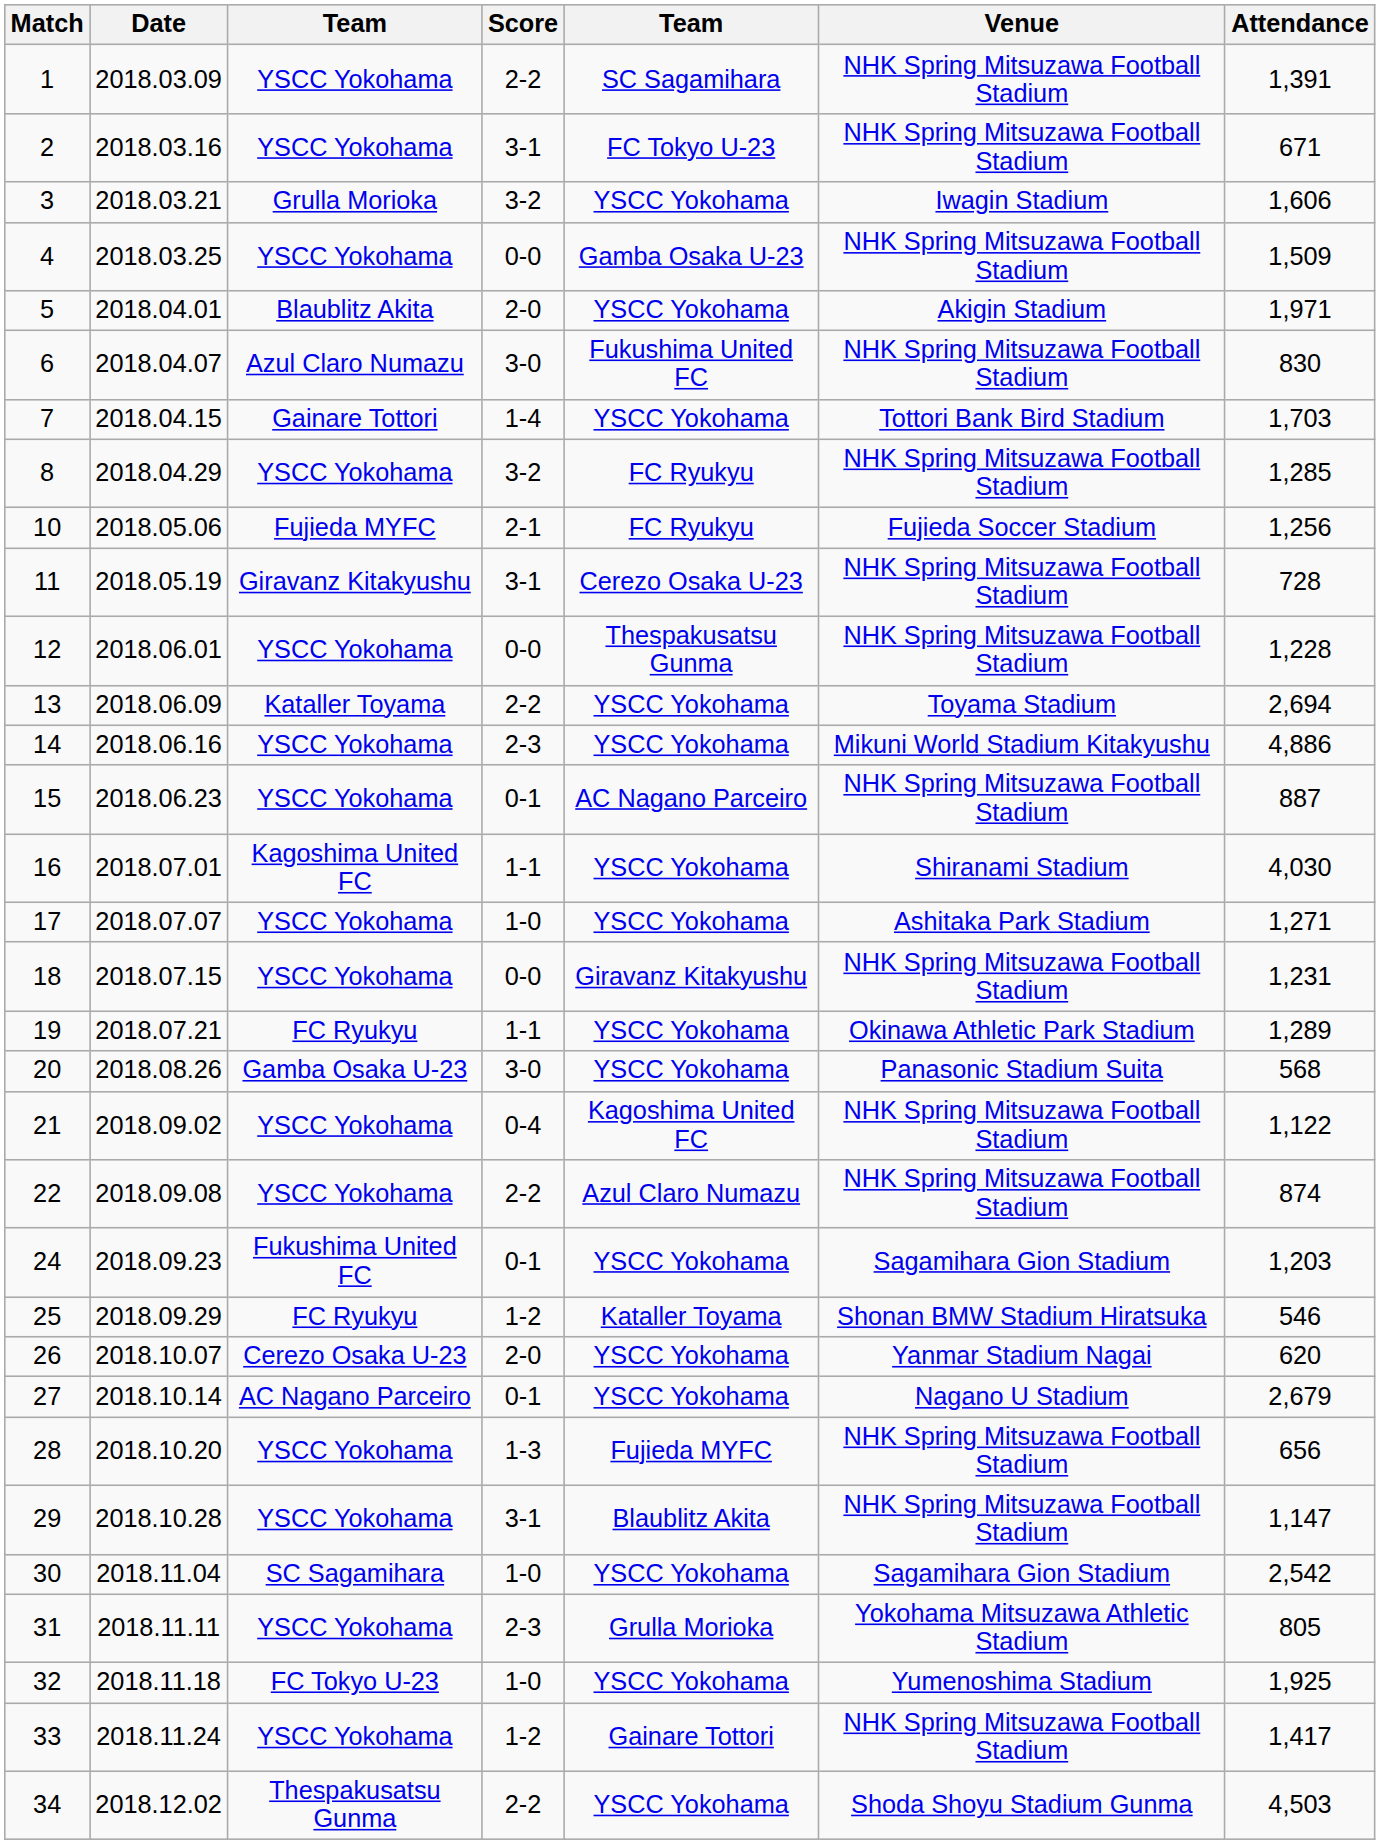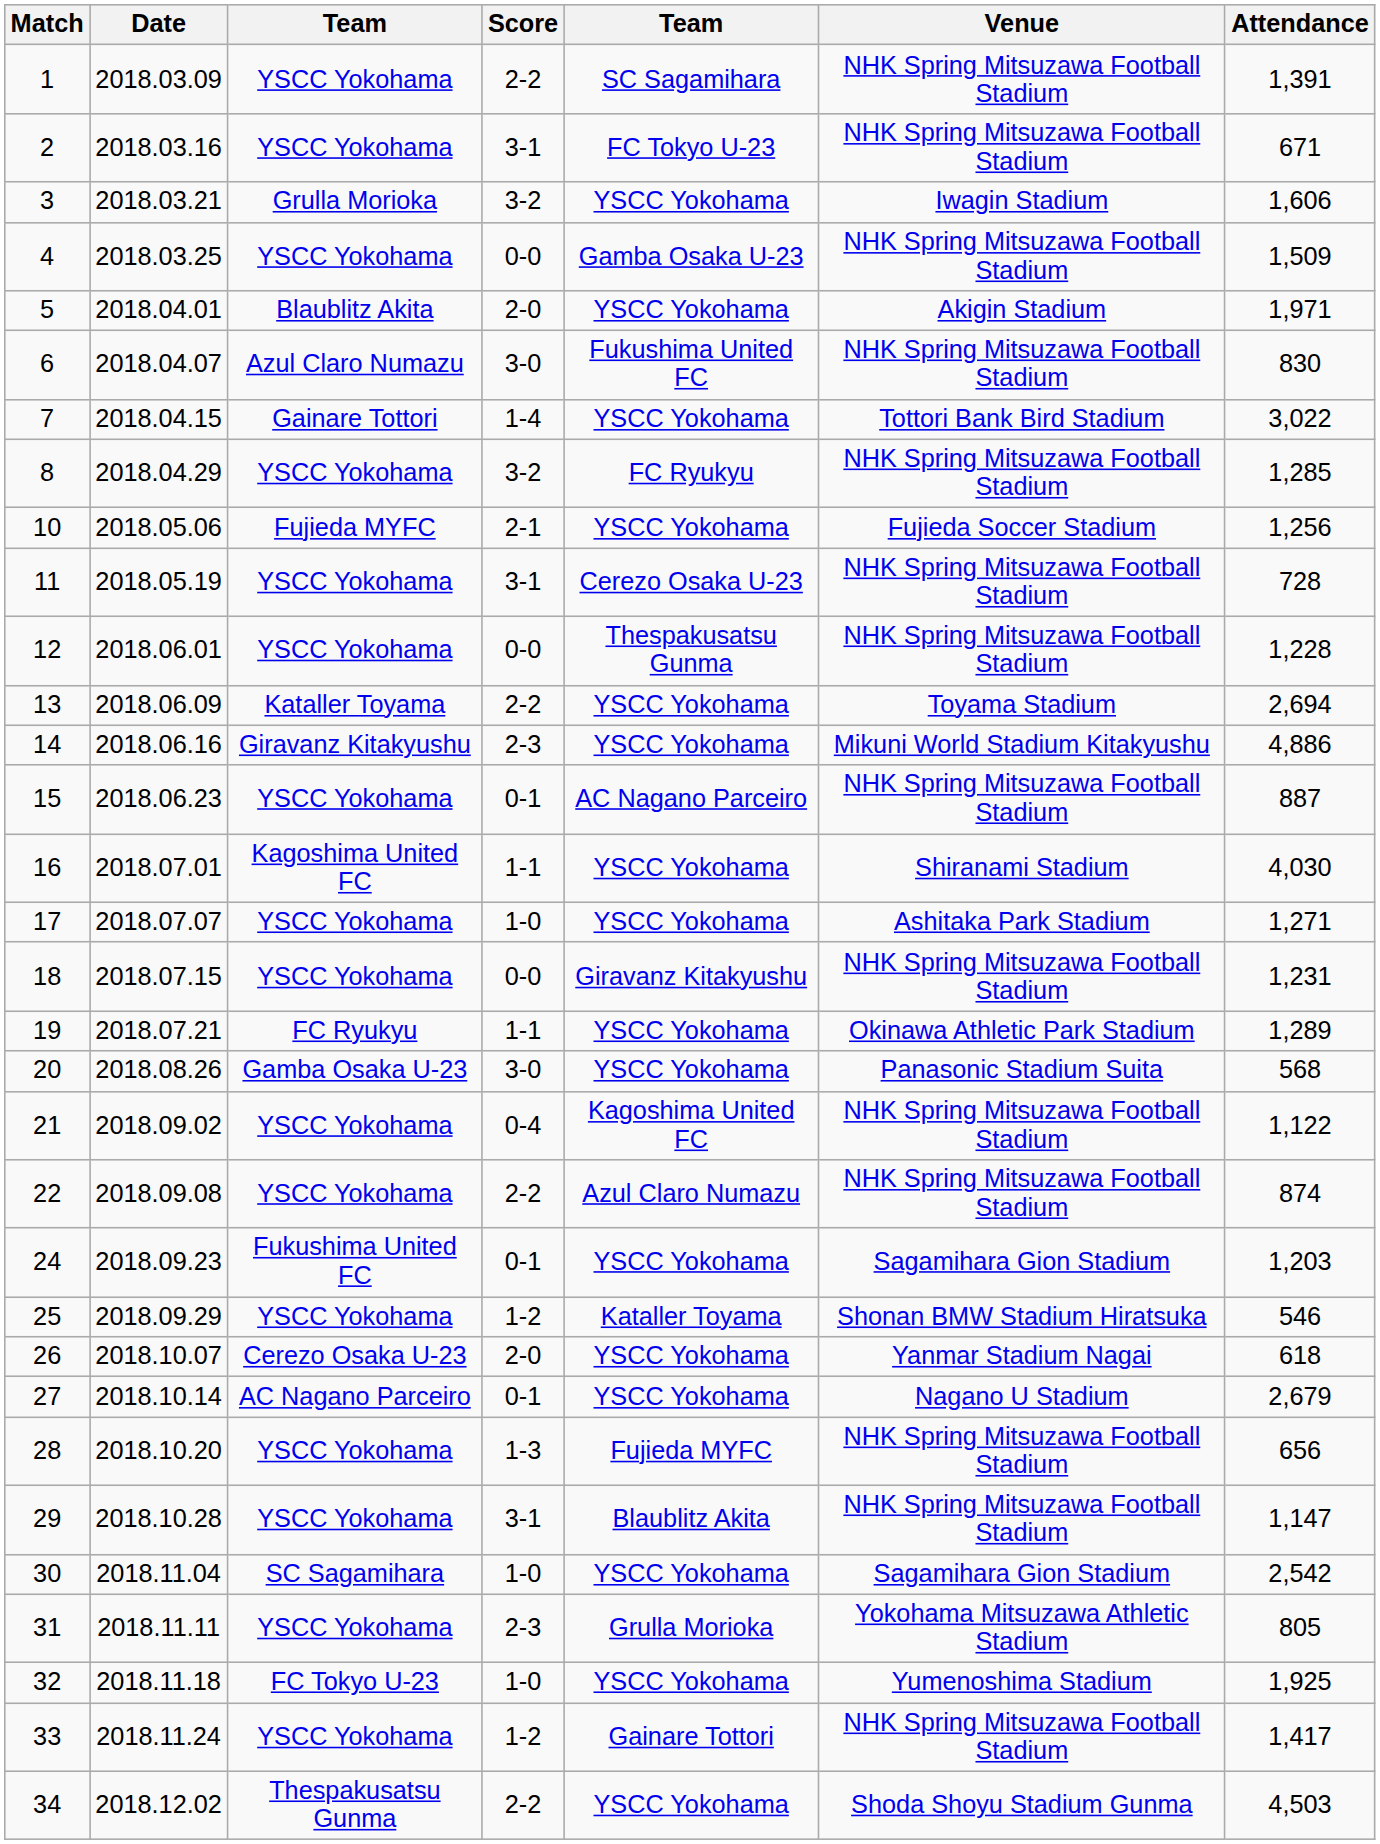(1300, 418) 1,703 -> (1300, 418) 3,022
(691, 527) FC Ryukyu -> (691, 527) YSCC Yokohama
(355, 581) Giravanz Kitakyushu -> (355, 581) YSCC Yokohama
(355, 744) YSCC Yokohama -> (355, 744) Giravanz Kitakyushu
(355, 1316) FC Ryukyu -> (355, 1316) YSCC Yokohama
(1300, 1356) 620 -> (1300, 1356) 618
